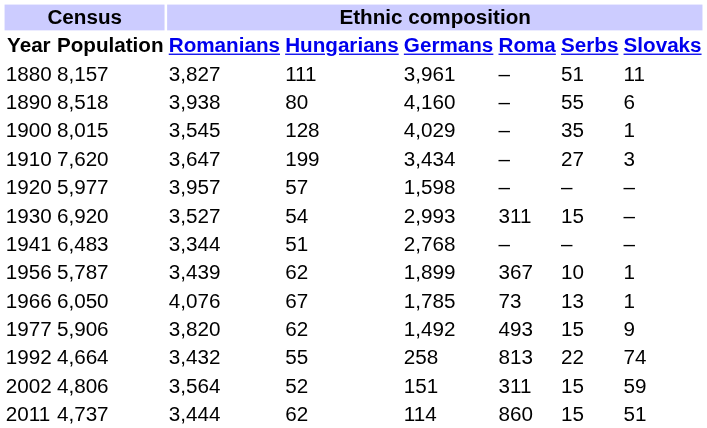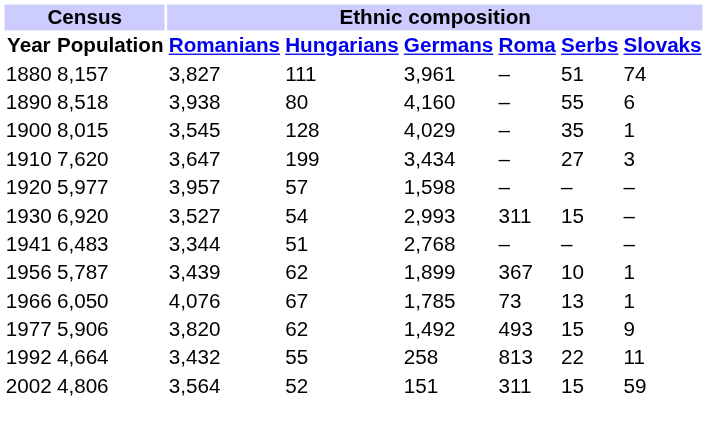(634, 74) 11 -> (635, 74) 74
(635, 357) 74 -> (634, 357) 11
- row: (28, 414)
